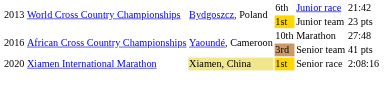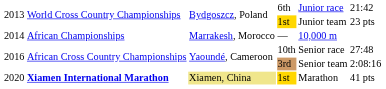+ row: (14, 36)
(316, 36) Marathon -> (321, 50) Senior race
(360, 50) 41 pts -> (366, 64) 2:08:16
(92, 64) normal -> (98, 78) bold
(319, 64) Senior race -> (318, 78) Marathon
(364, 64) 2:08:16 -> (362, 78) 41 pts
